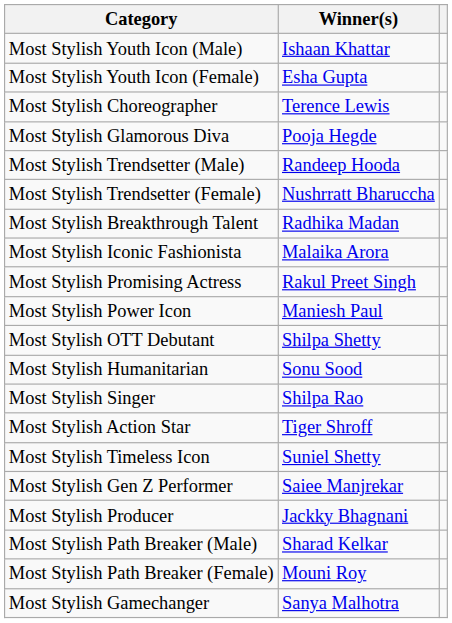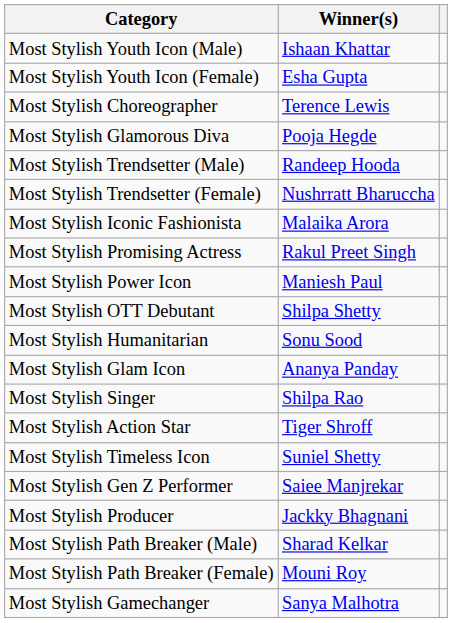- row: (133, 223)
+ row: (97, 369)
